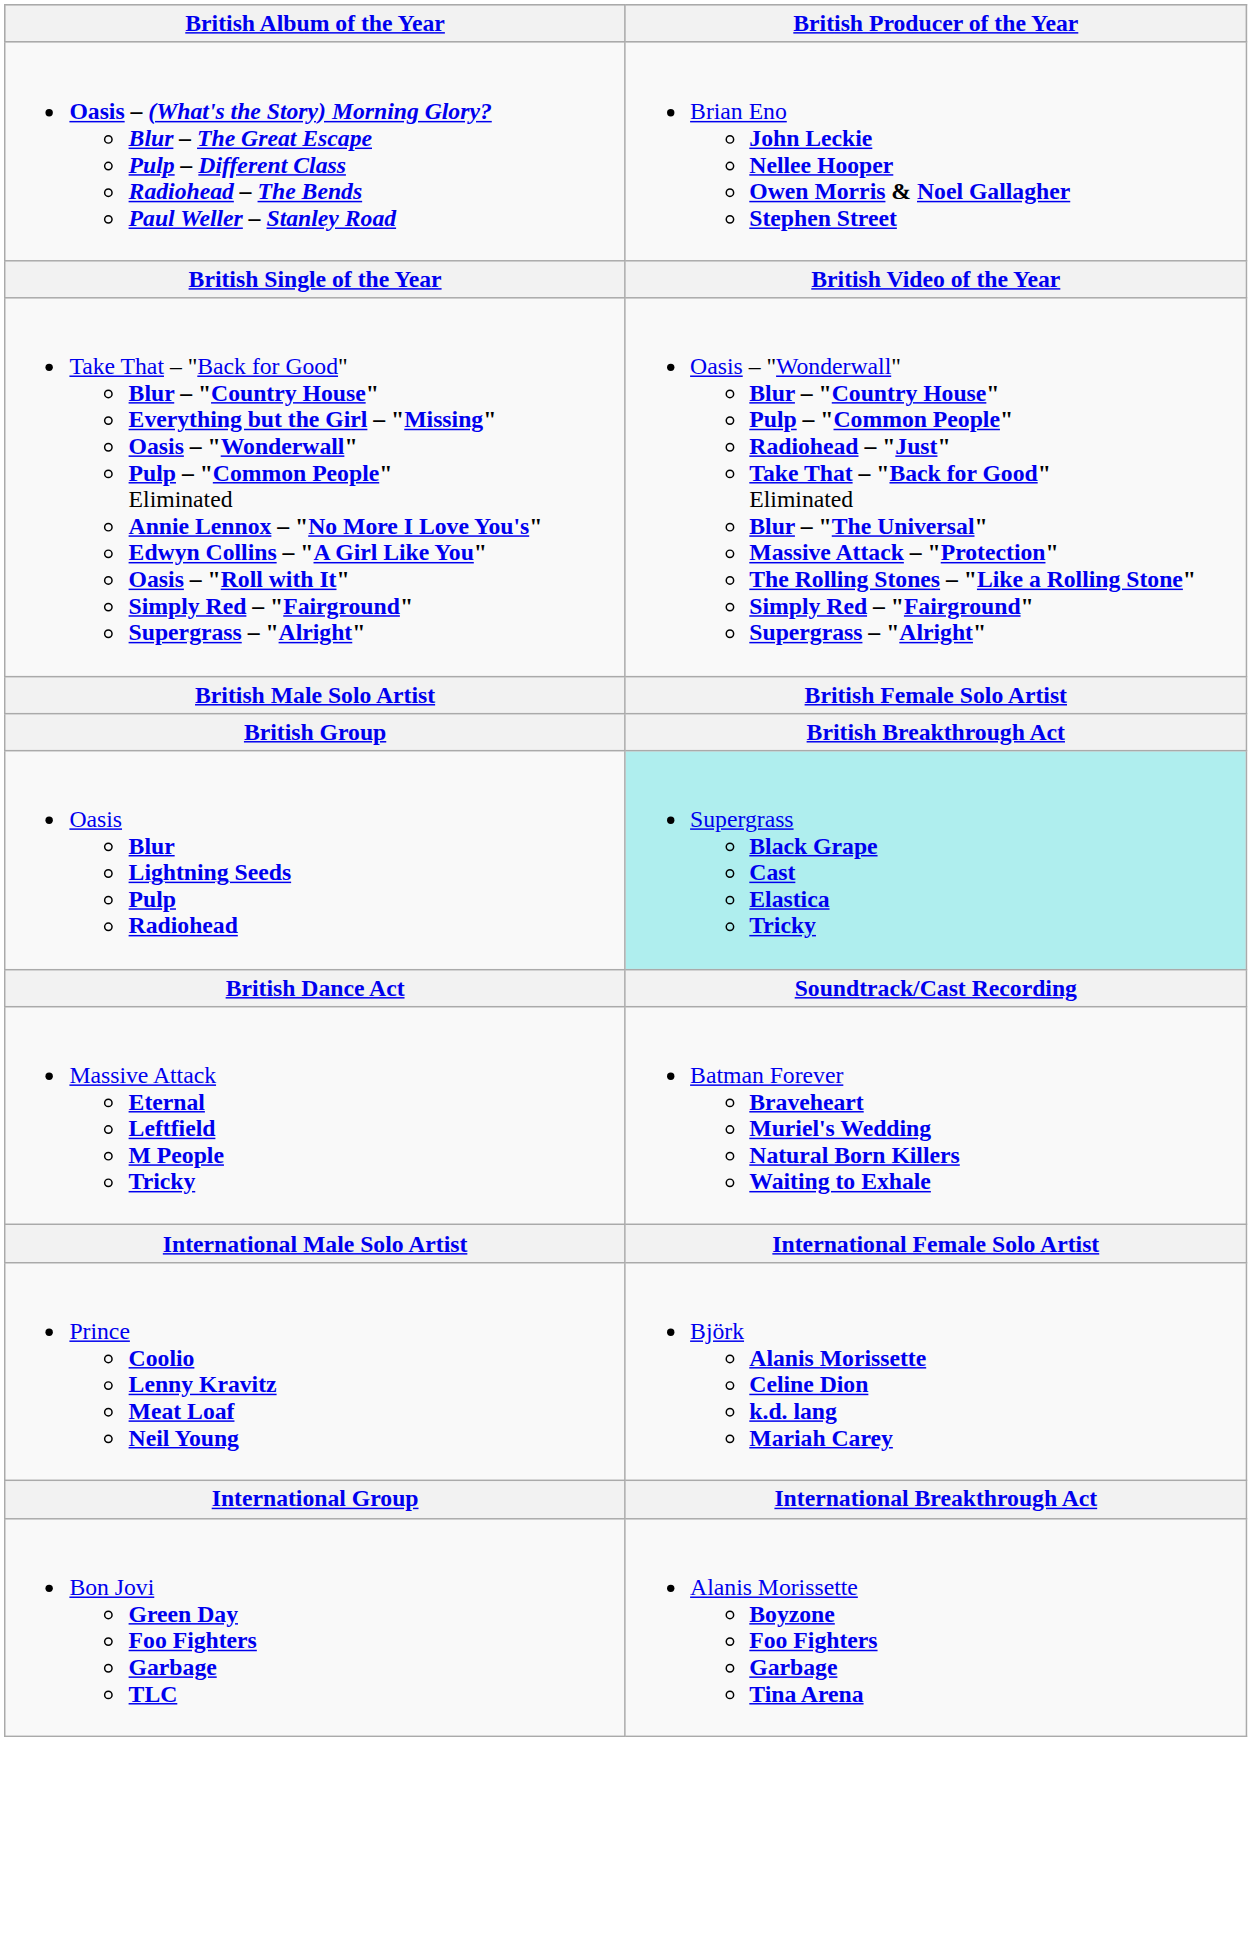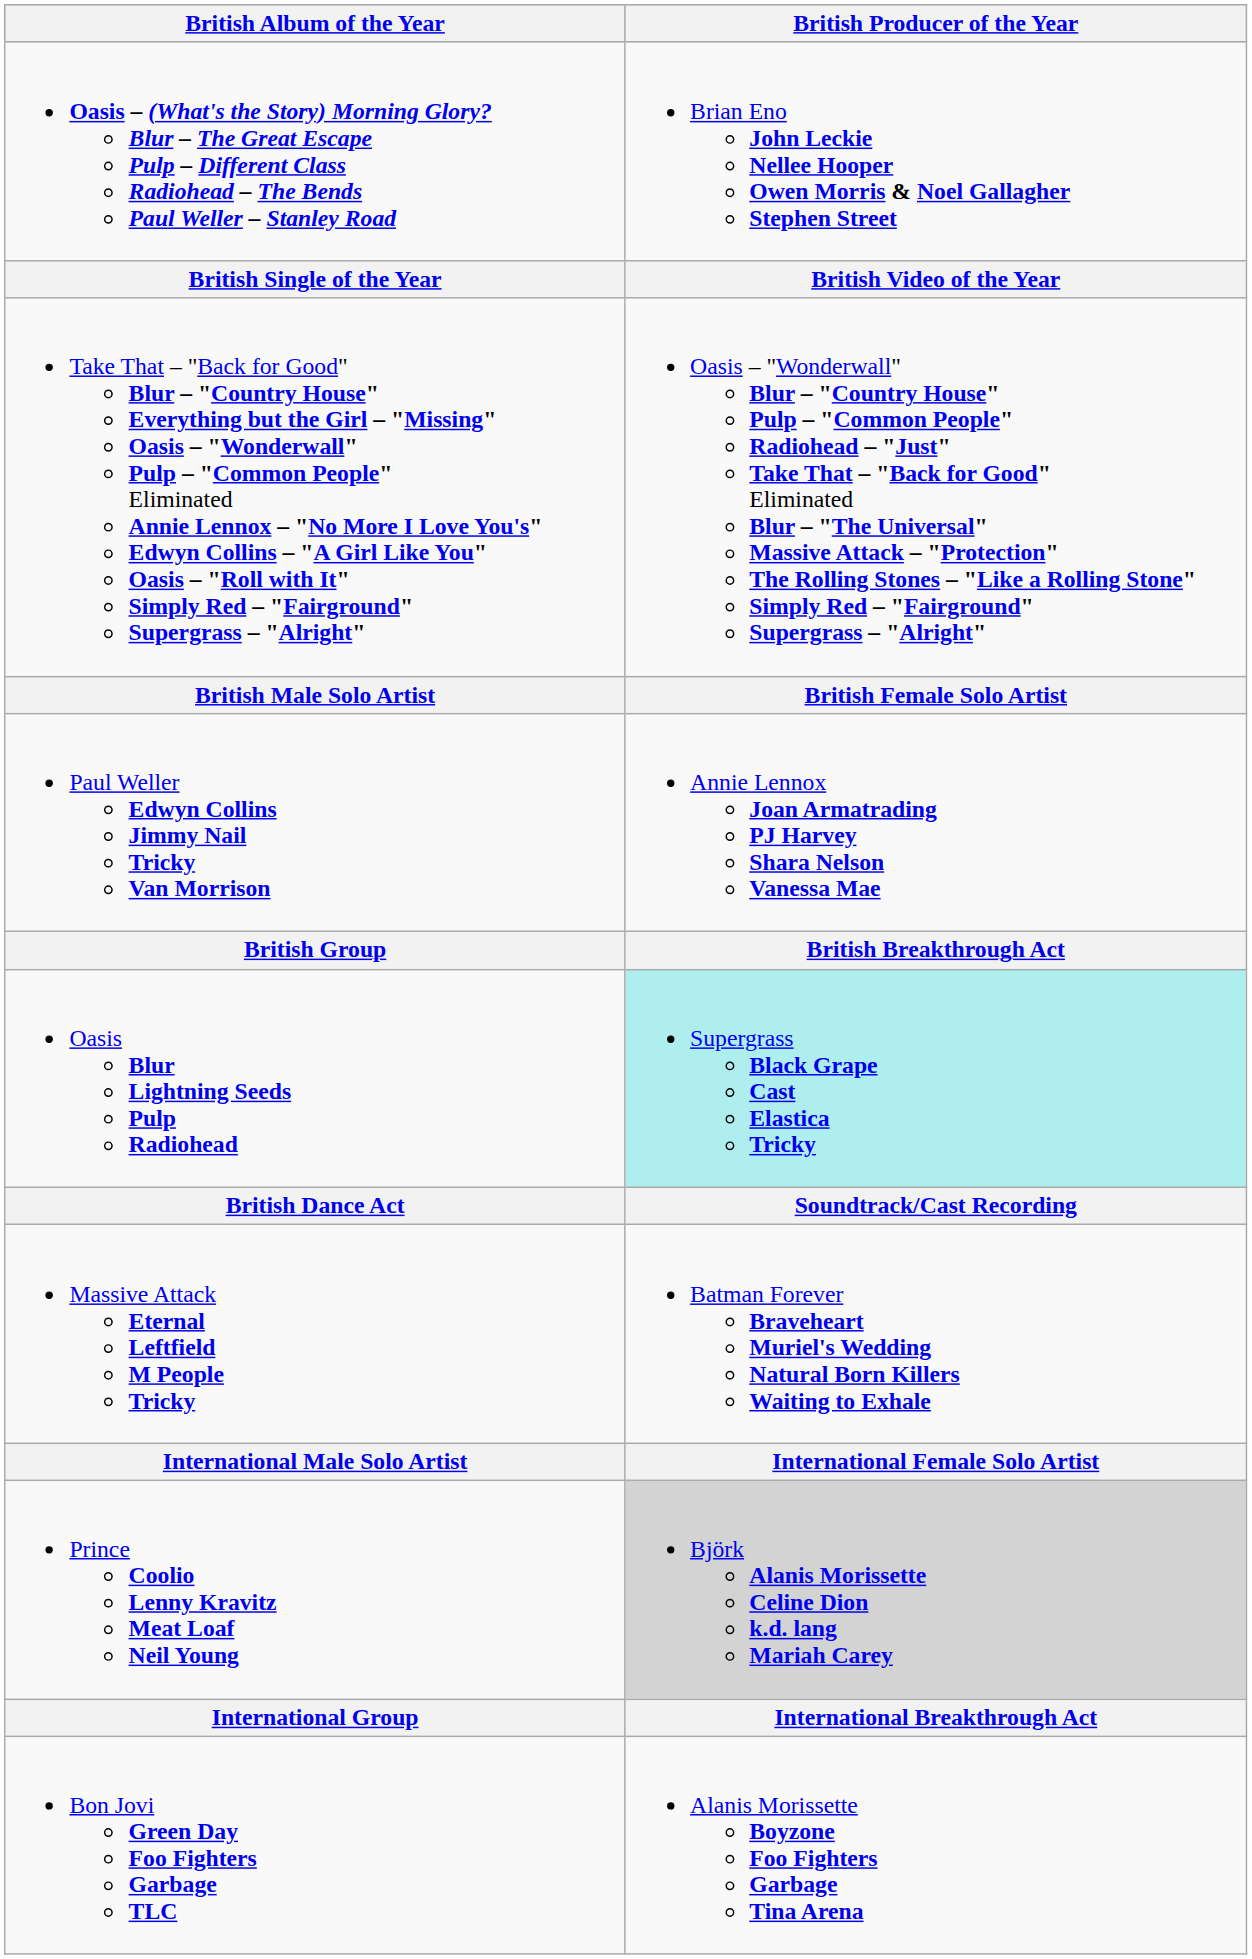+ row: (315, 836)
(936, 1385) no background -> (936, 1603) lightgrey background
